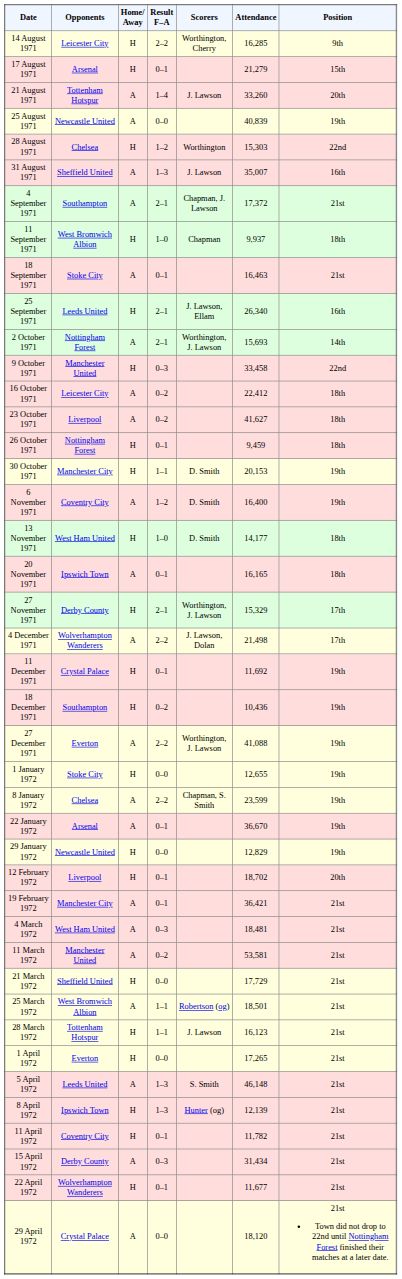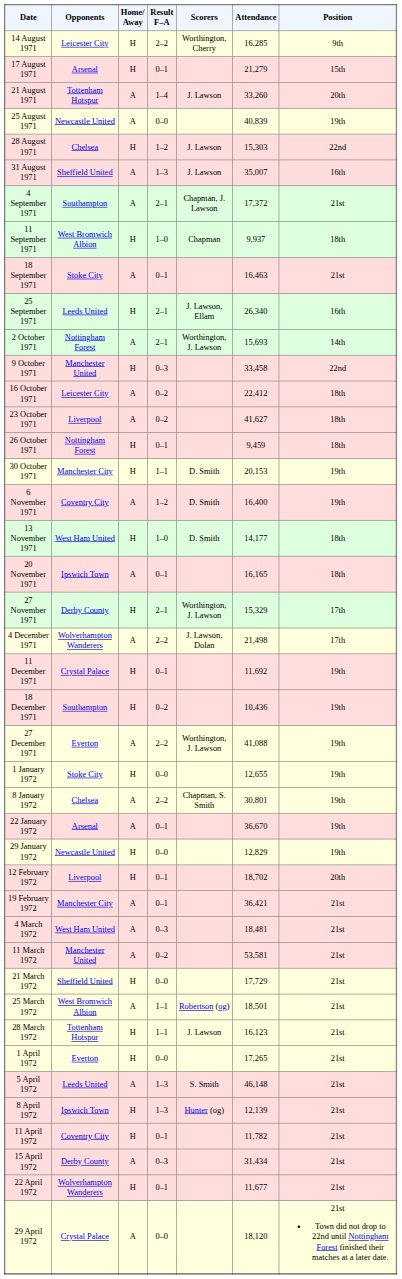(204, 147) Worthington -> (204, 147) J. Lawson
(256, 800) 23,599 -> (256, 800) 30,801
